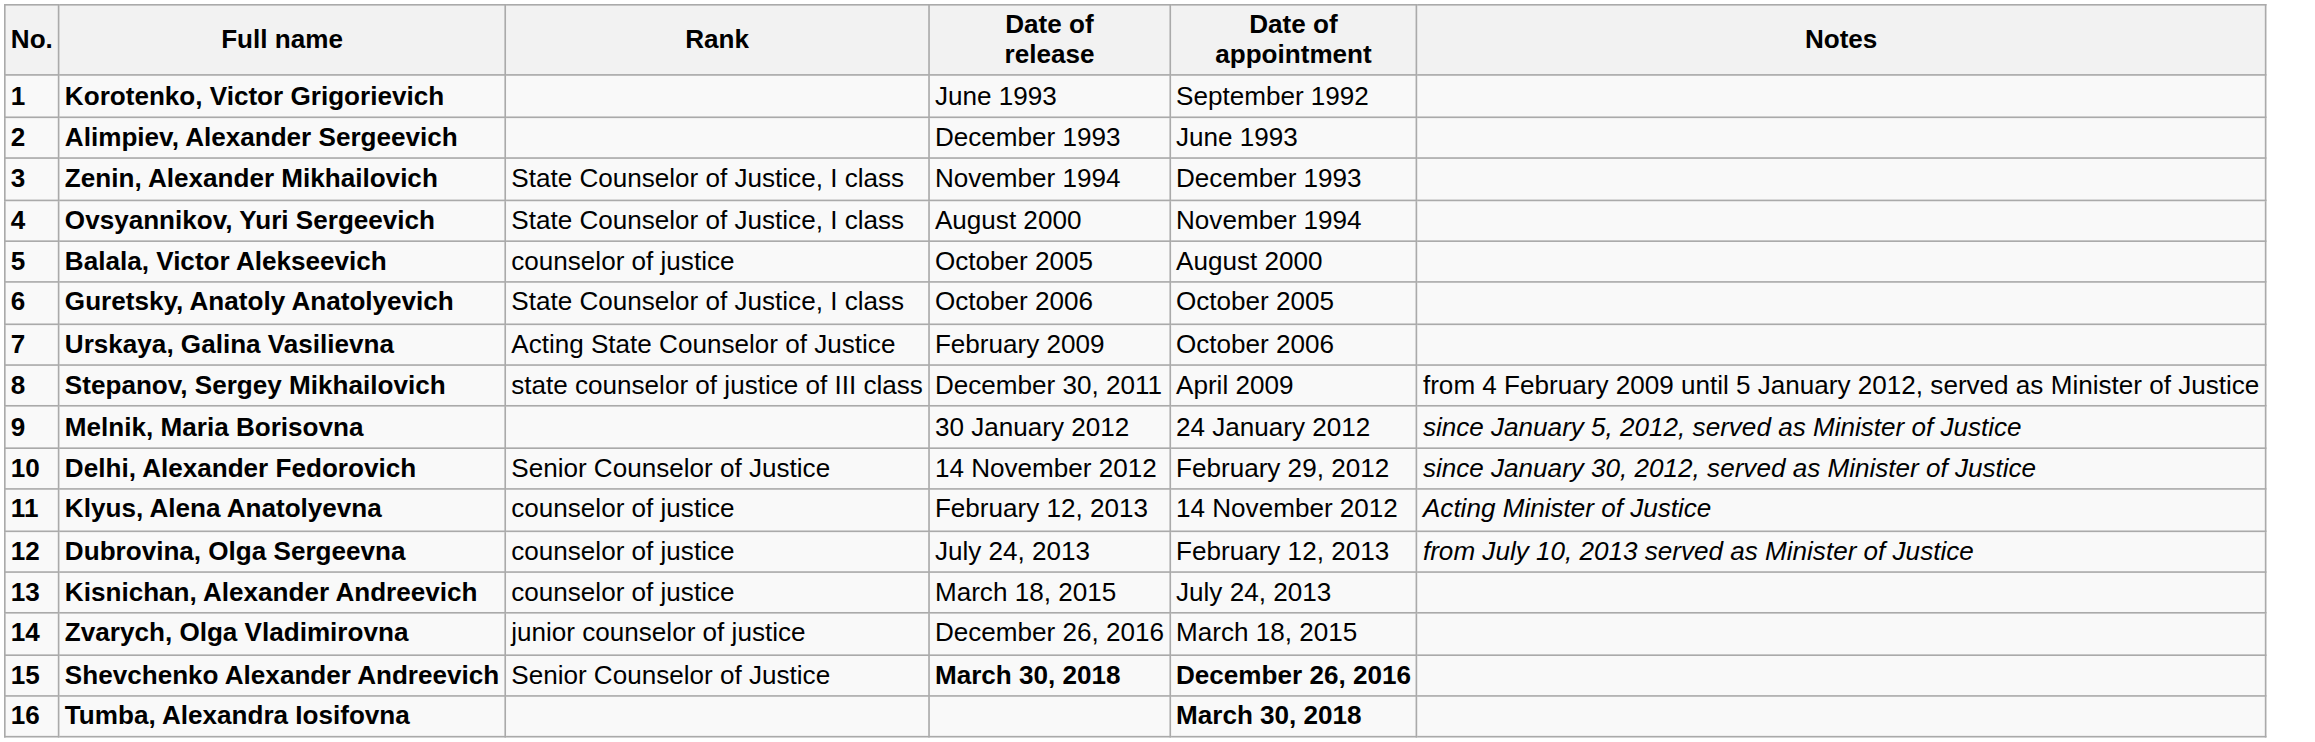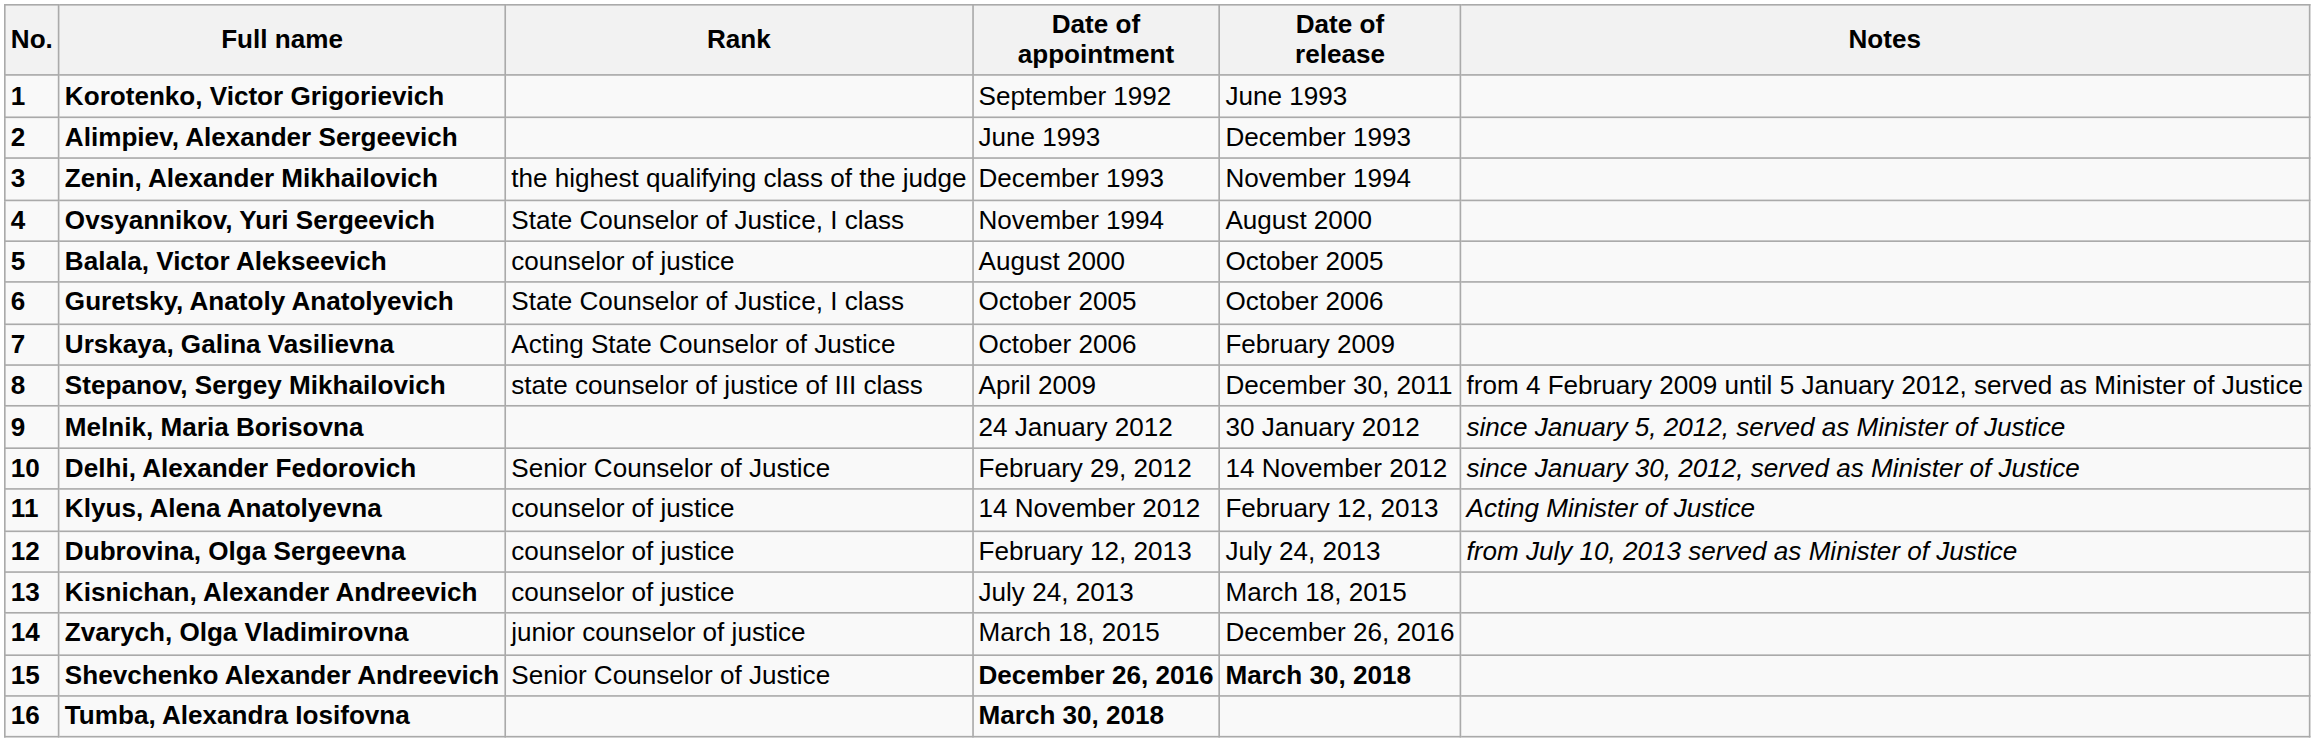columns swapped: (1293, 39) <-> (1049, 39)
(708, 178) State Counselor of Justice, I class -> (739, 178) the highest qualifying class of the judge
